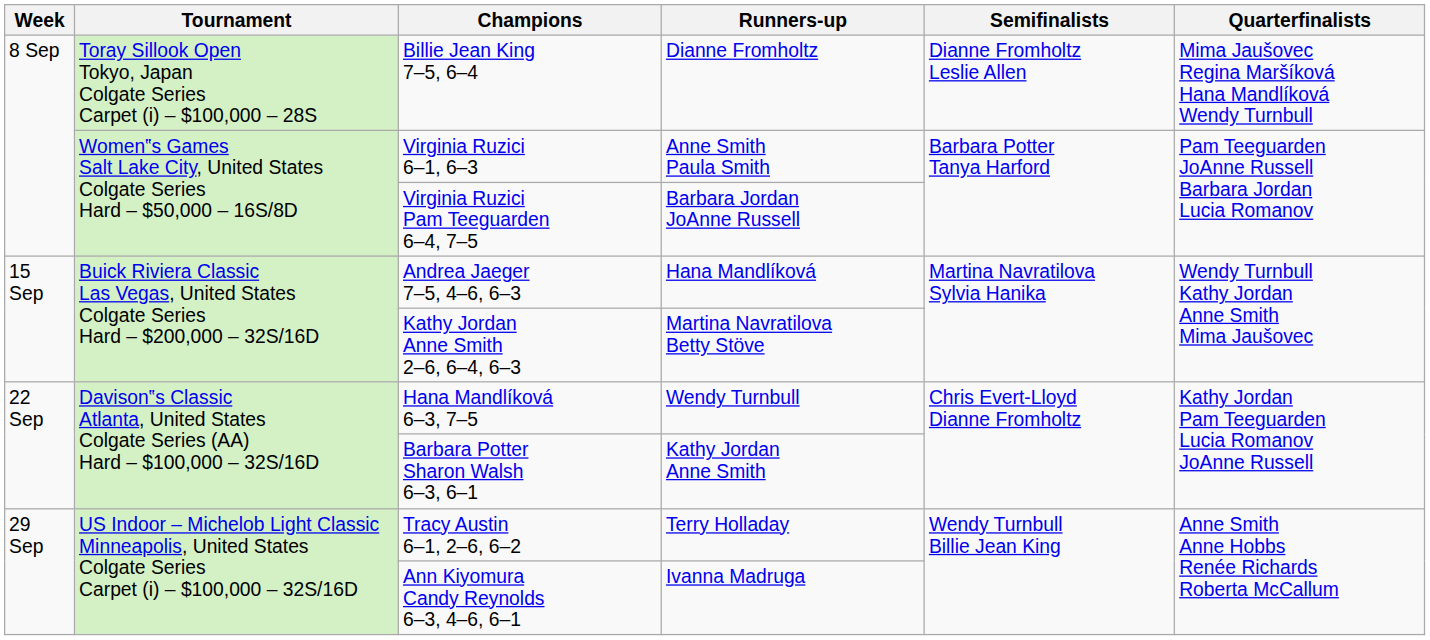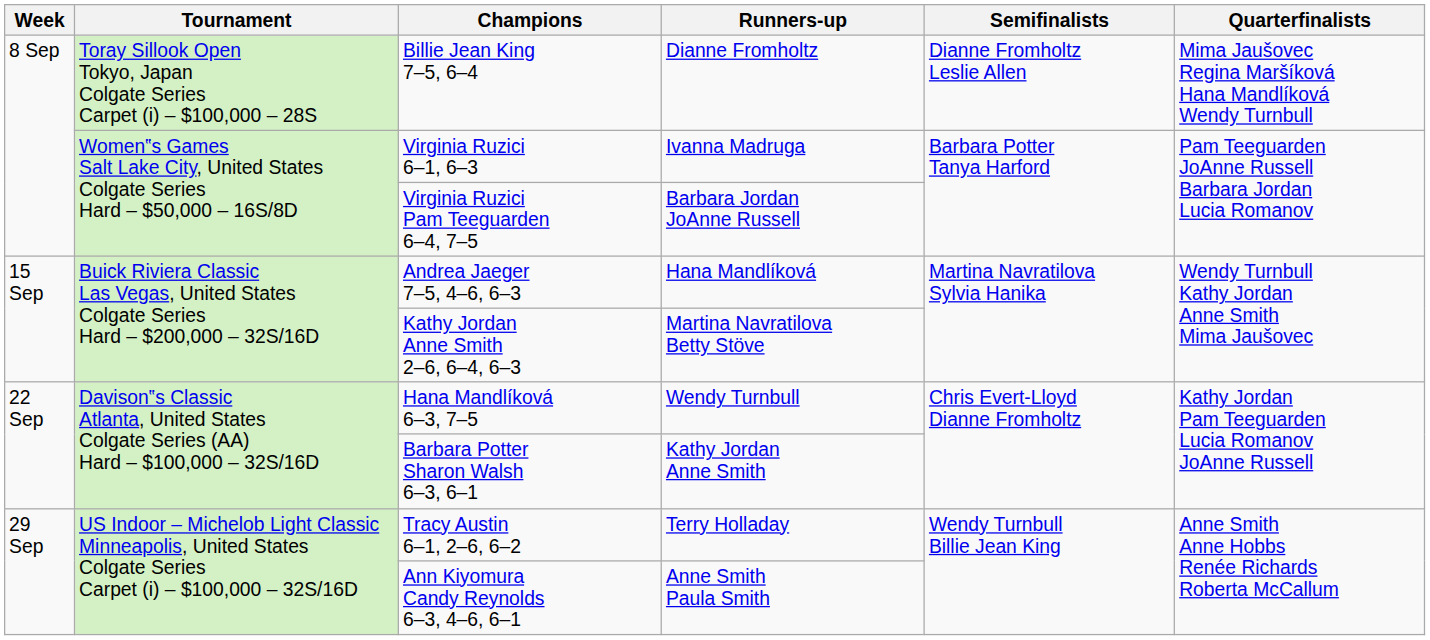(718, 157) Anne Smith Paula Smith -> (736, 146) Ivanna Madruga
(736, 576) Ivanna Madruga -> (718, 587) Anne Smith Paula Smith
